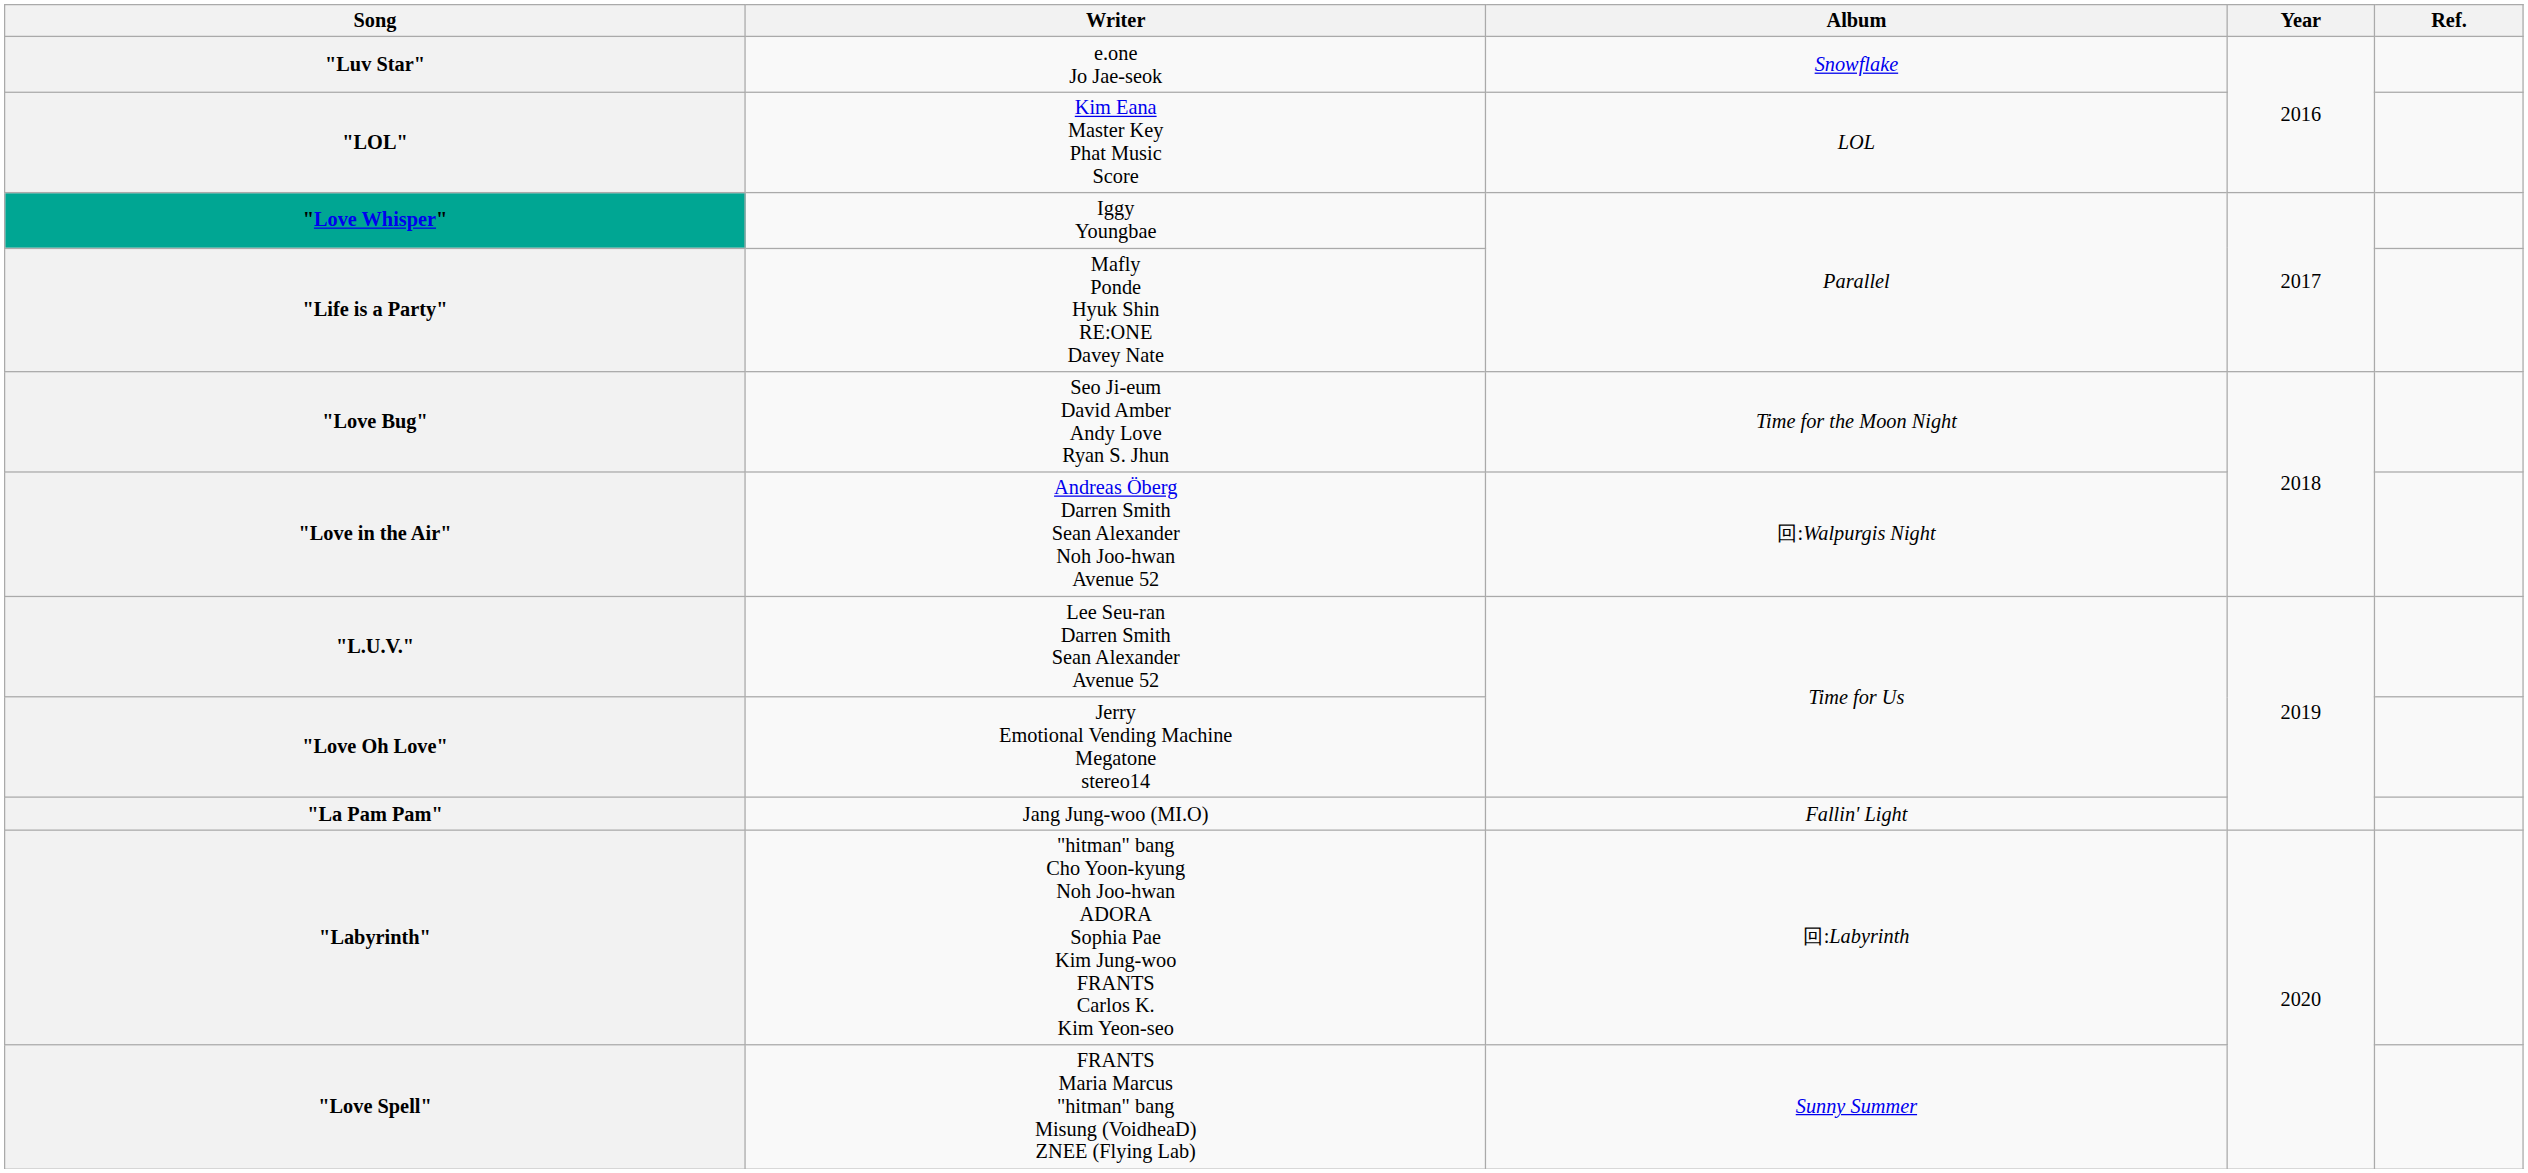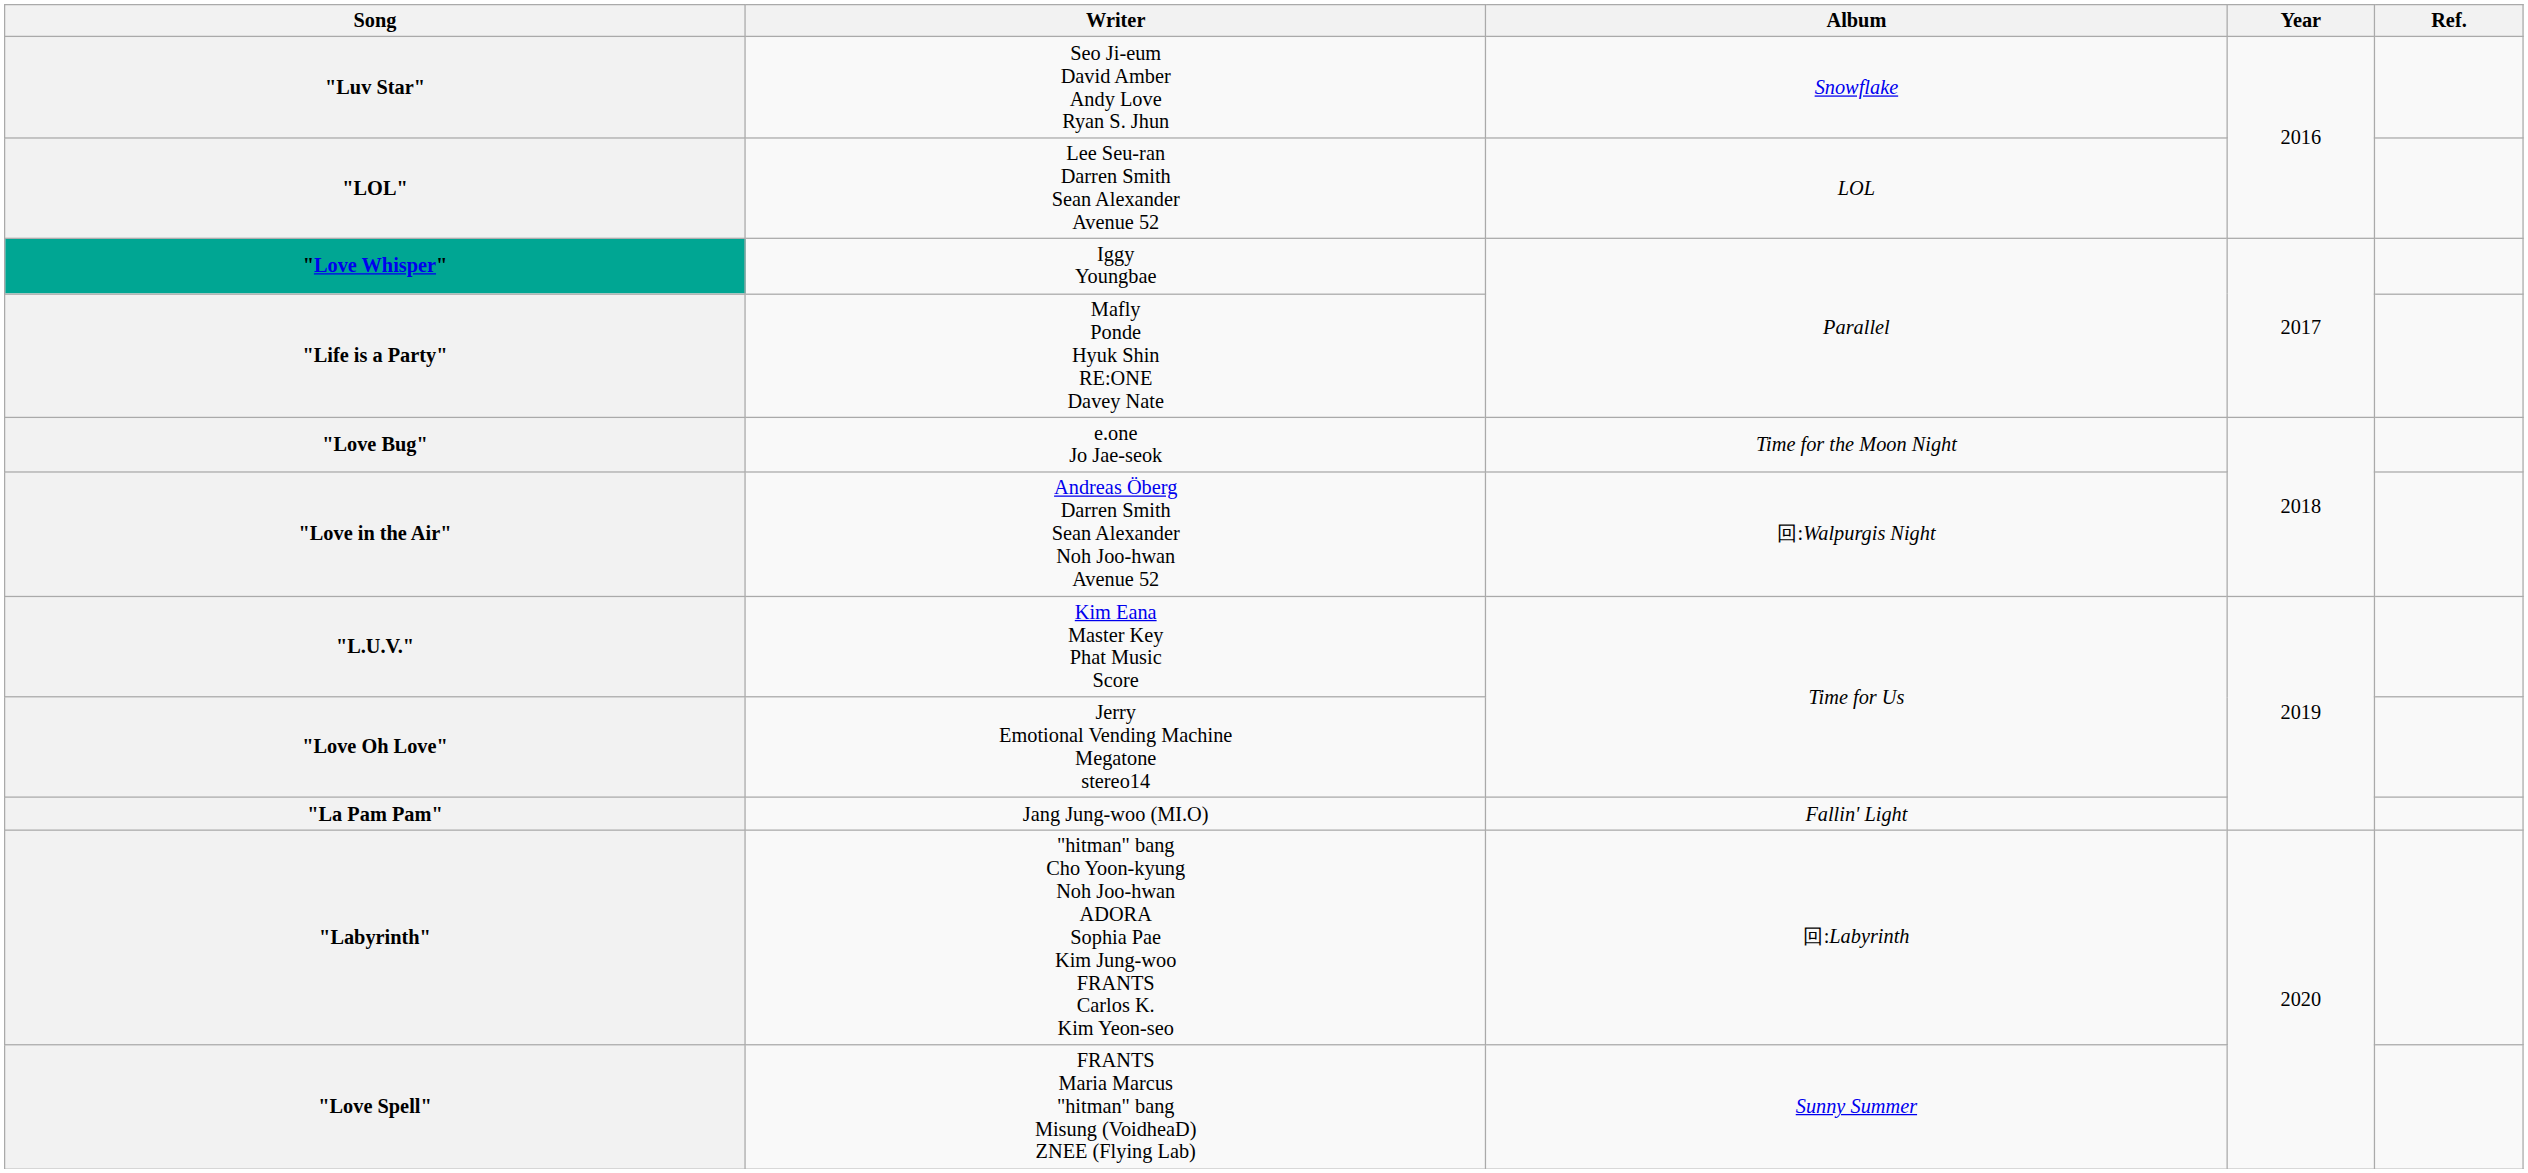(1116, 64) e.one Jo Jae-seok -> (1116, 87) Seo Ji-eum David Amber Andy Love Ryan S. Jhun
(1116, 142) Kim Eana Master Key Phat Music Score -> (1116, 187) Lee Seu-ran Darren Smith Sean Alexander Avenue 52
(1116, 421) Seo Ji-eum David Amber Andy Love Ryan S. Jhun -> (1116, 444) e.one Jo Jae-seok
(1116, 646) Lee Seu-ran Darren Smith Sean Alexander Avenue 52 -> (1116, 646) Kim Eana Master Key Phat Music Score
